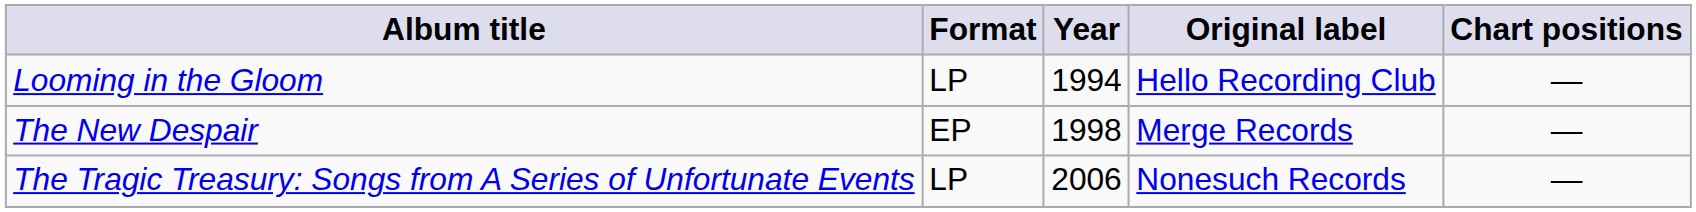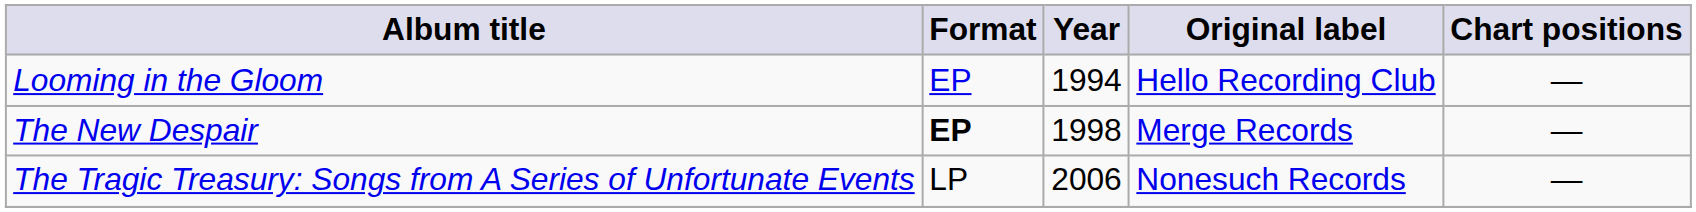(949, 79) LP -> (950, 79) EP
(950, 130) normal -> (950, 130) bold
